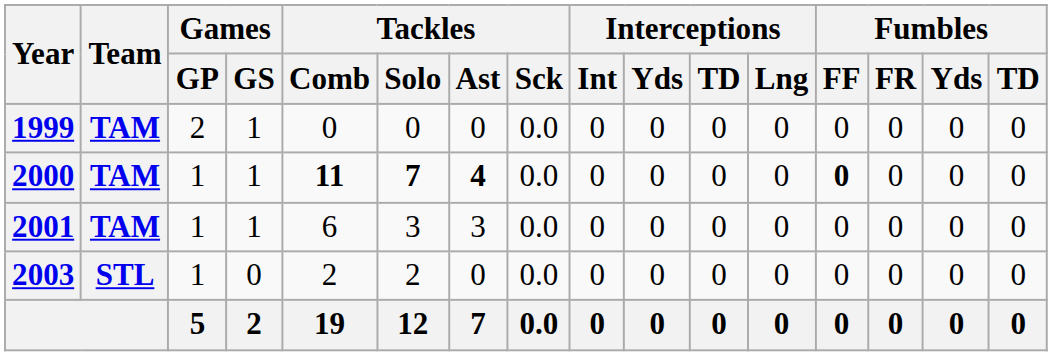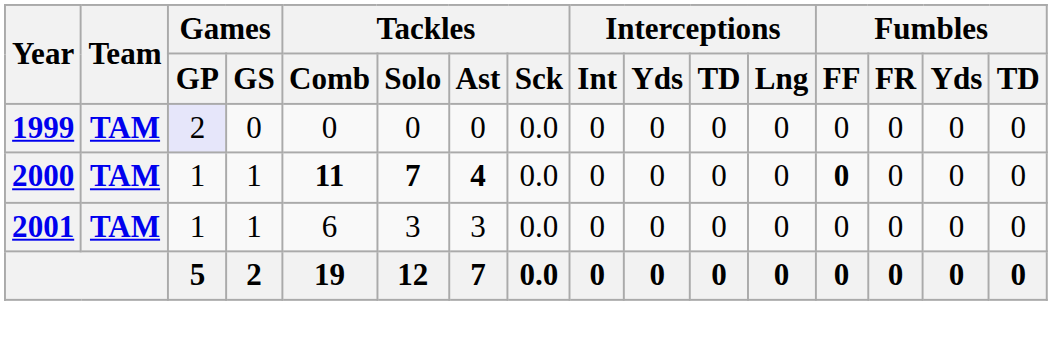(197, 127) no background -> (197, 127) lavender background
(254, 127) 1 -> (254, 127) 0
- row: (43, 275)
